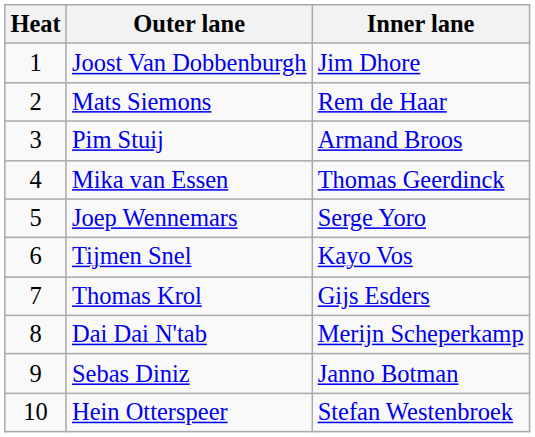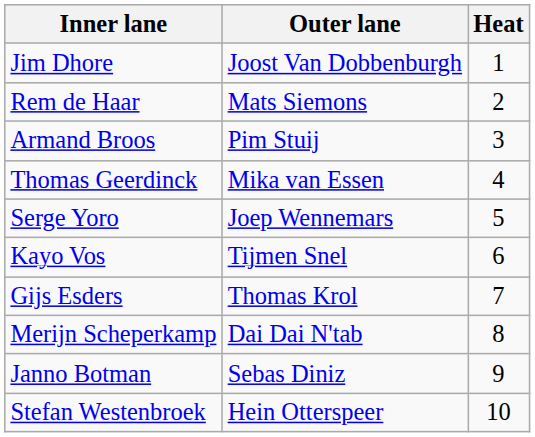columns swapped: (36, 23) <-> (421, 23)
